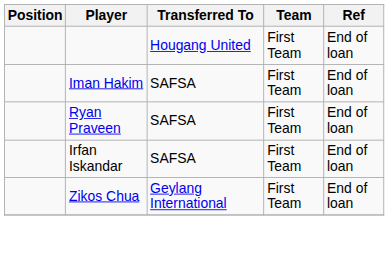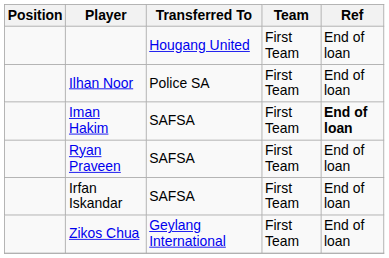+ row: (101, 83)
(347, 83) normal -> (346, 120) bold
